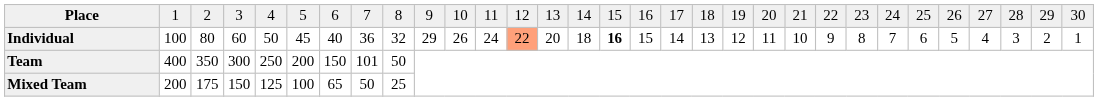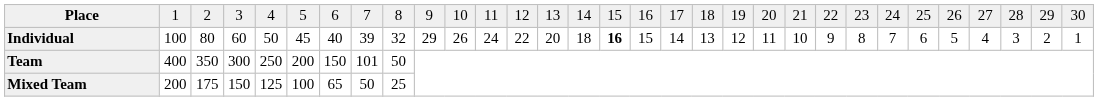(367, 38) 36 -> (367, 38) 39
(522, 38) lightsalmon background -> (522, 38) no background
